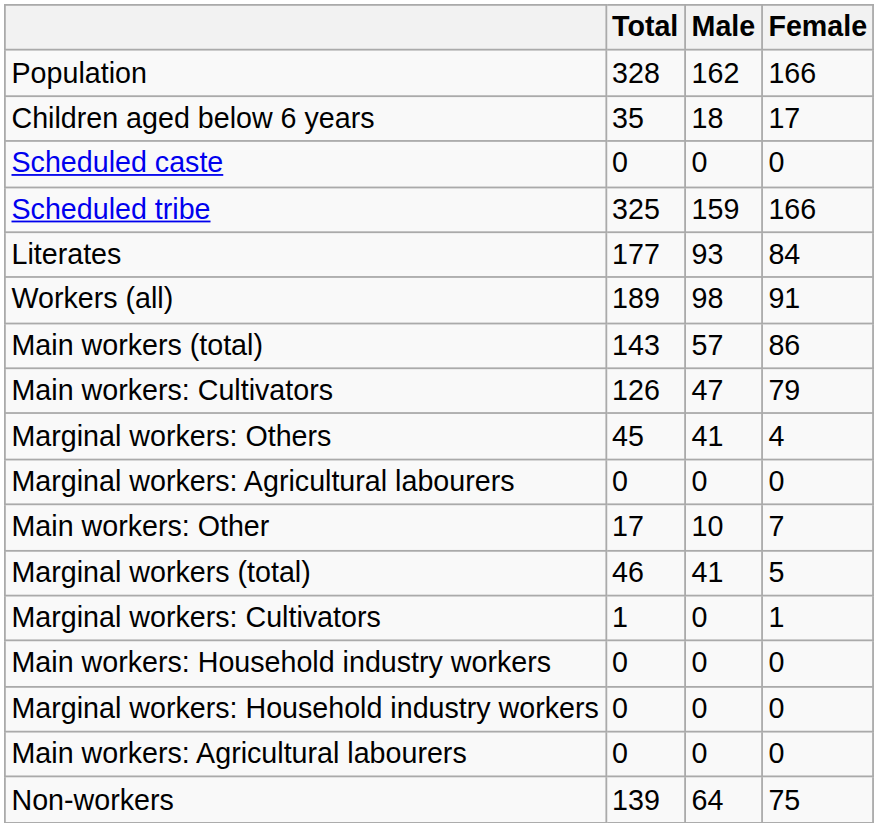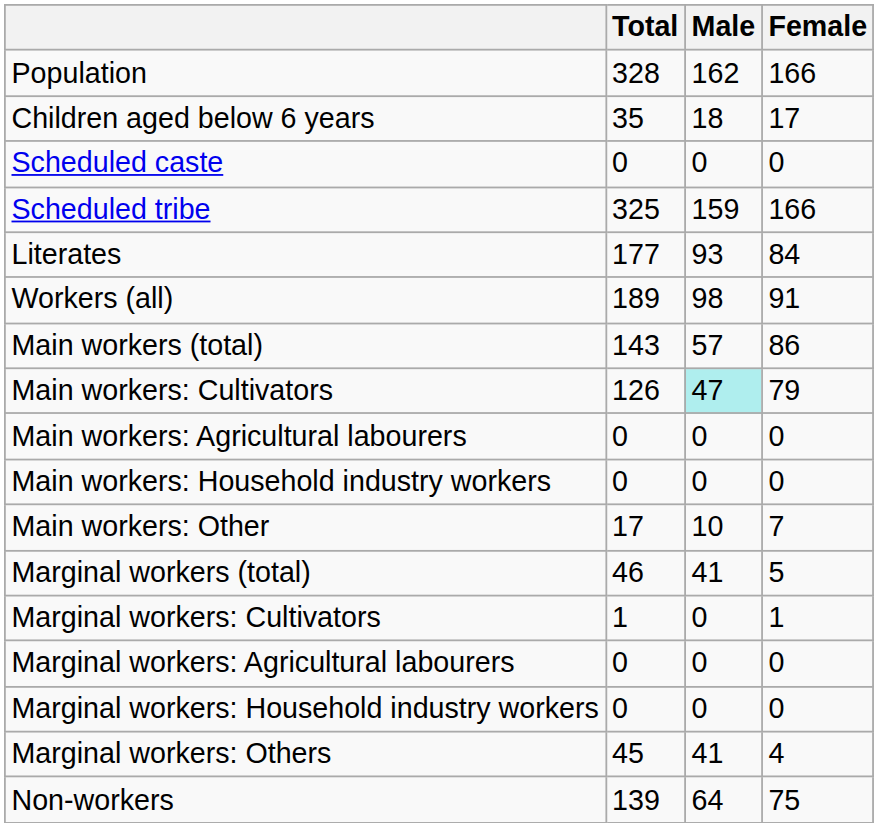(707, 390) no background -> (707, 390) paleturquoise background
rows swapped: (239, 753) <-> (171, 436)
rows swapped: (281, 663) <-> (263, 481)
